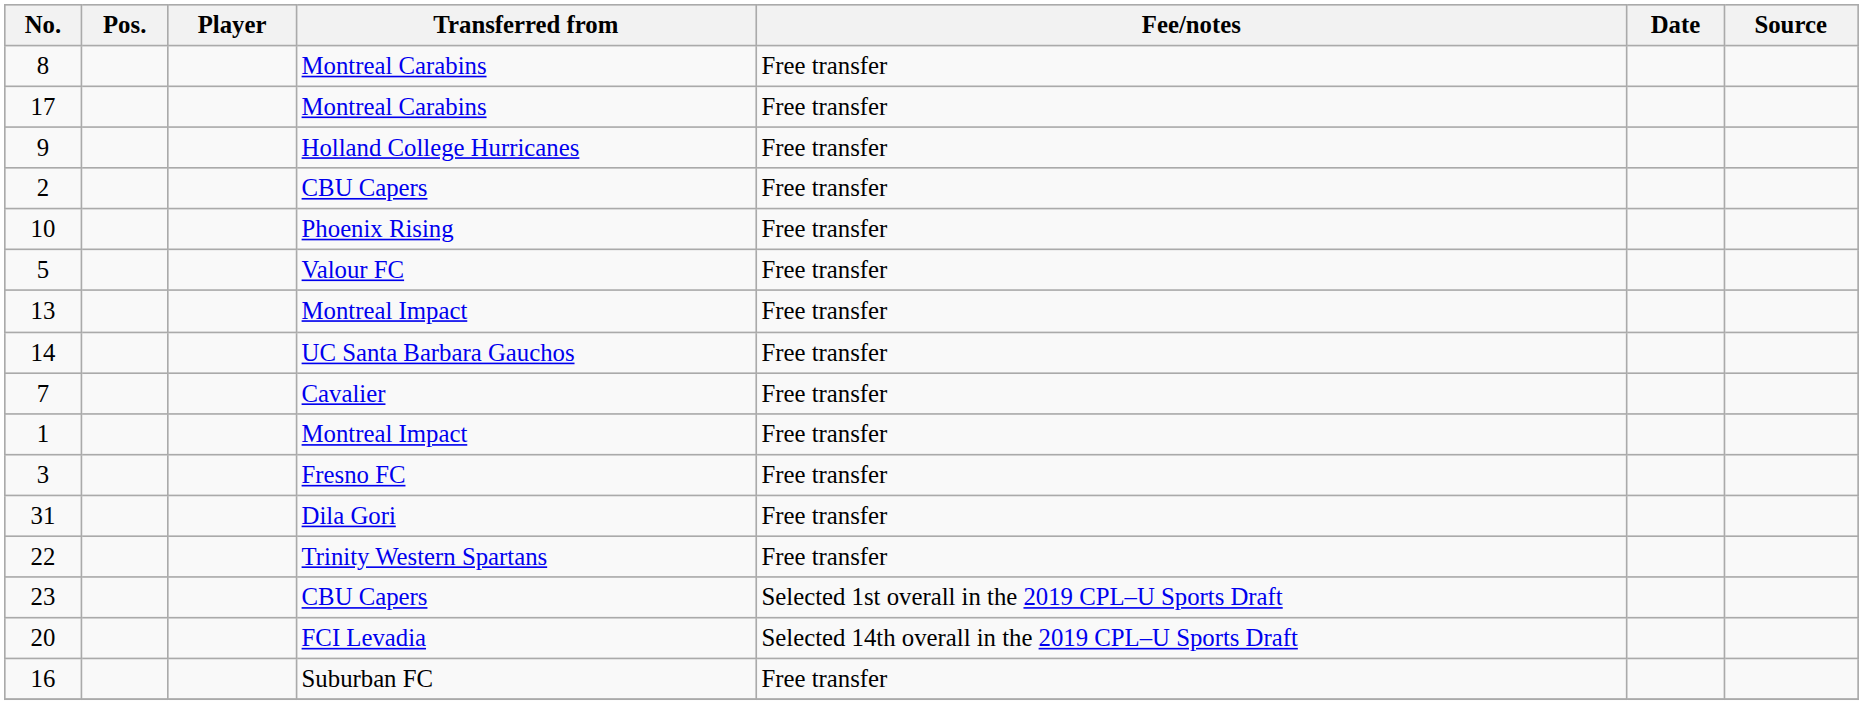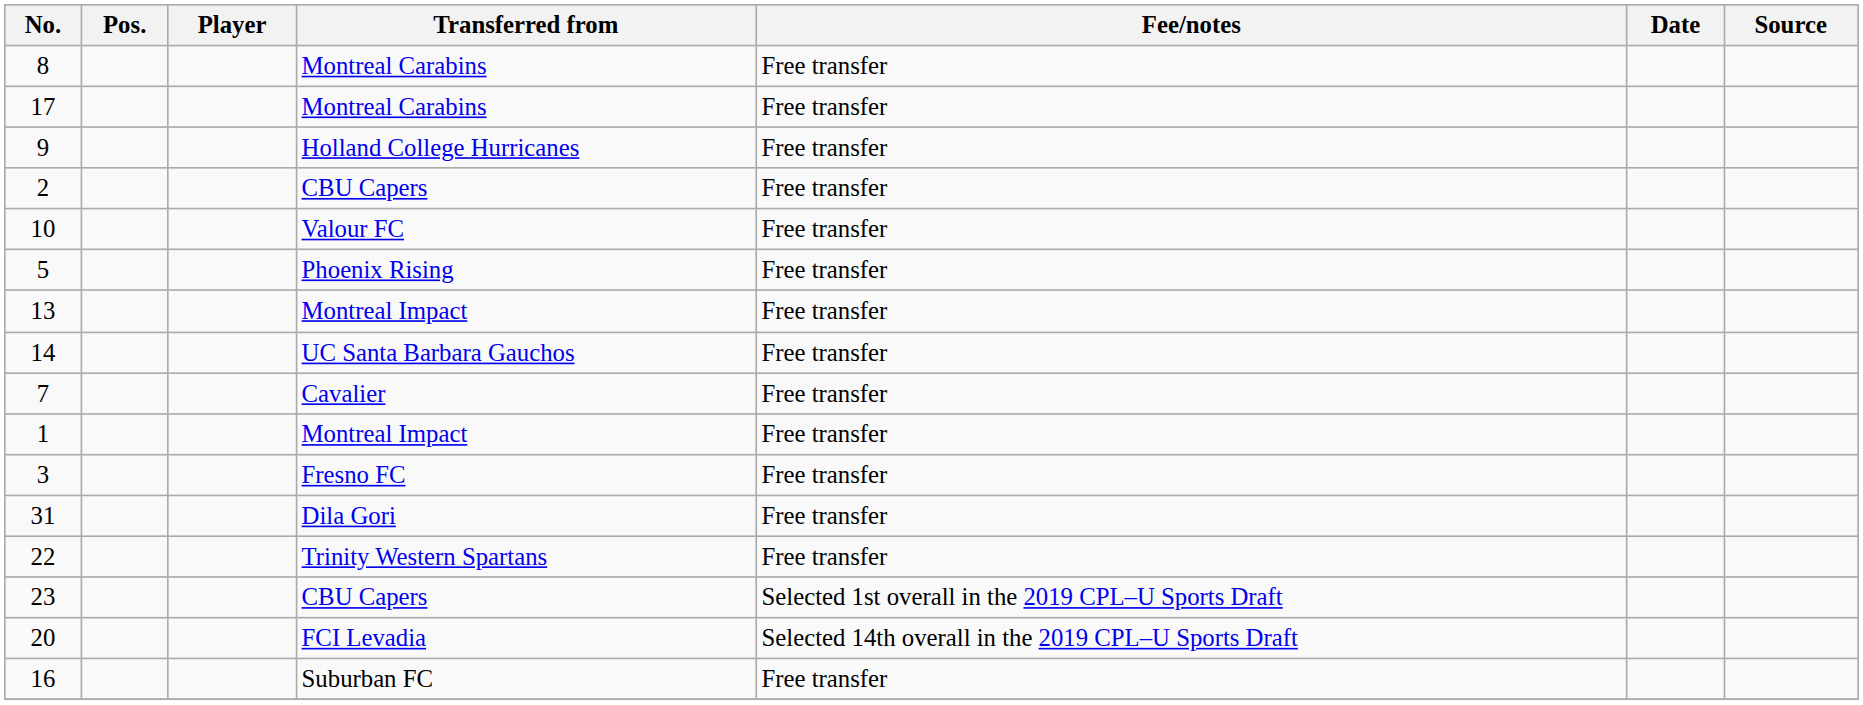(378, 229) Phoenix Rising -> (353, 229) Valour FC
(353, 270) Valour FC -> (378, 270) Phoenix Rising
